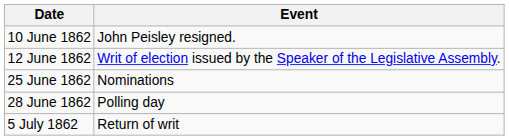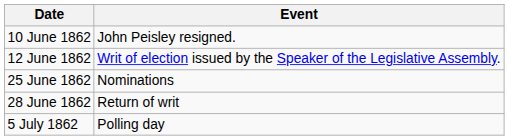(131, 102) Polling day -> (138, 102) Return of writ
(138, 124) Return of writ -> (131, 124) Polling day
